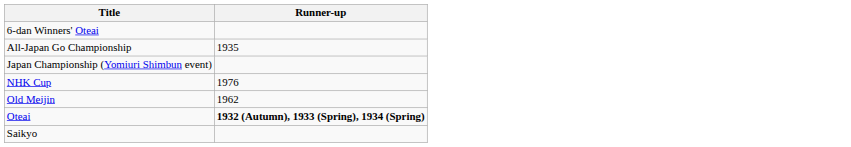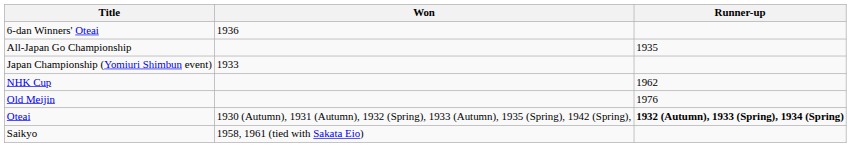+ column: (424, 13)
(228, 82) 1976 -> (647, 82) 1962
(228, 99) 1962 -> (647, 99) 1976
